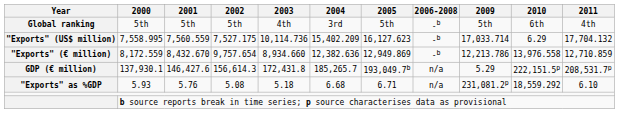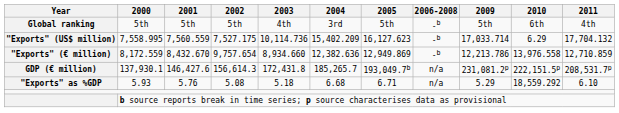(485, 70) 5.29 -> (485, 70) 231,081.2p
(485, 85) 231,081.2p -> (485, 84) 5.29
